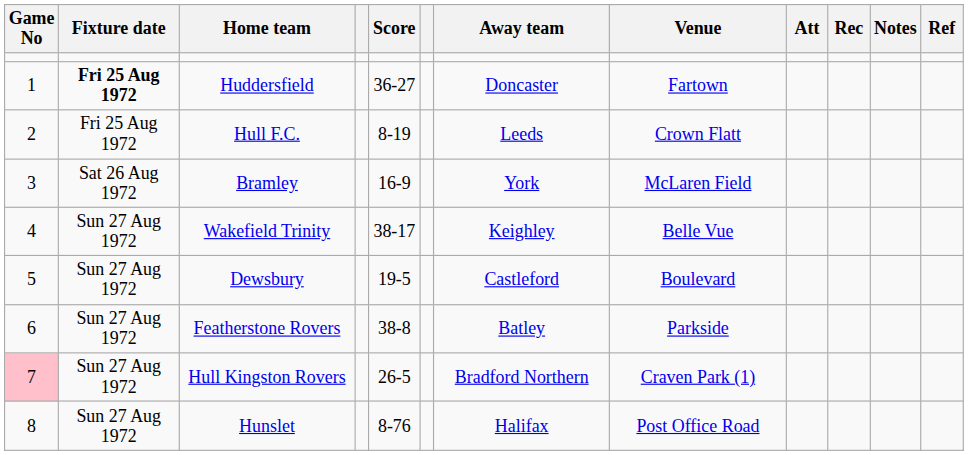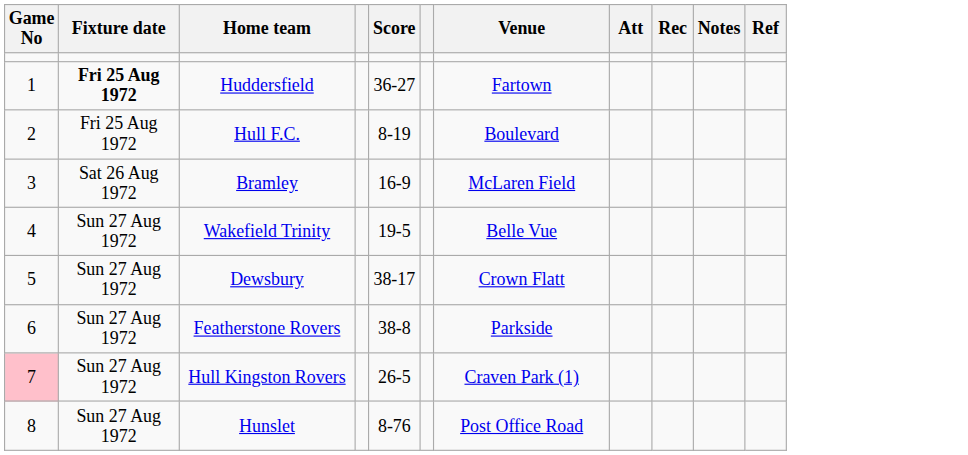- column: (522, 28)
(698, 134) Crown Flatt -> (522, 134) Boulevard
(394, 231) 38-17 -> (394, 231) 19-5
(394, 279) 19-5 -> (394, 279) 38-17
(698, 279) Boulevard -> (522, 279) Crown Flatt
